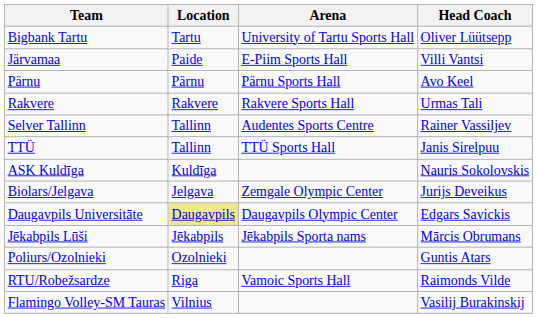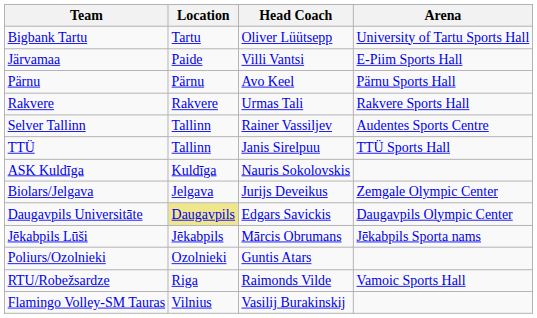columns swapped: (328, 15) <-> (475, 15)
